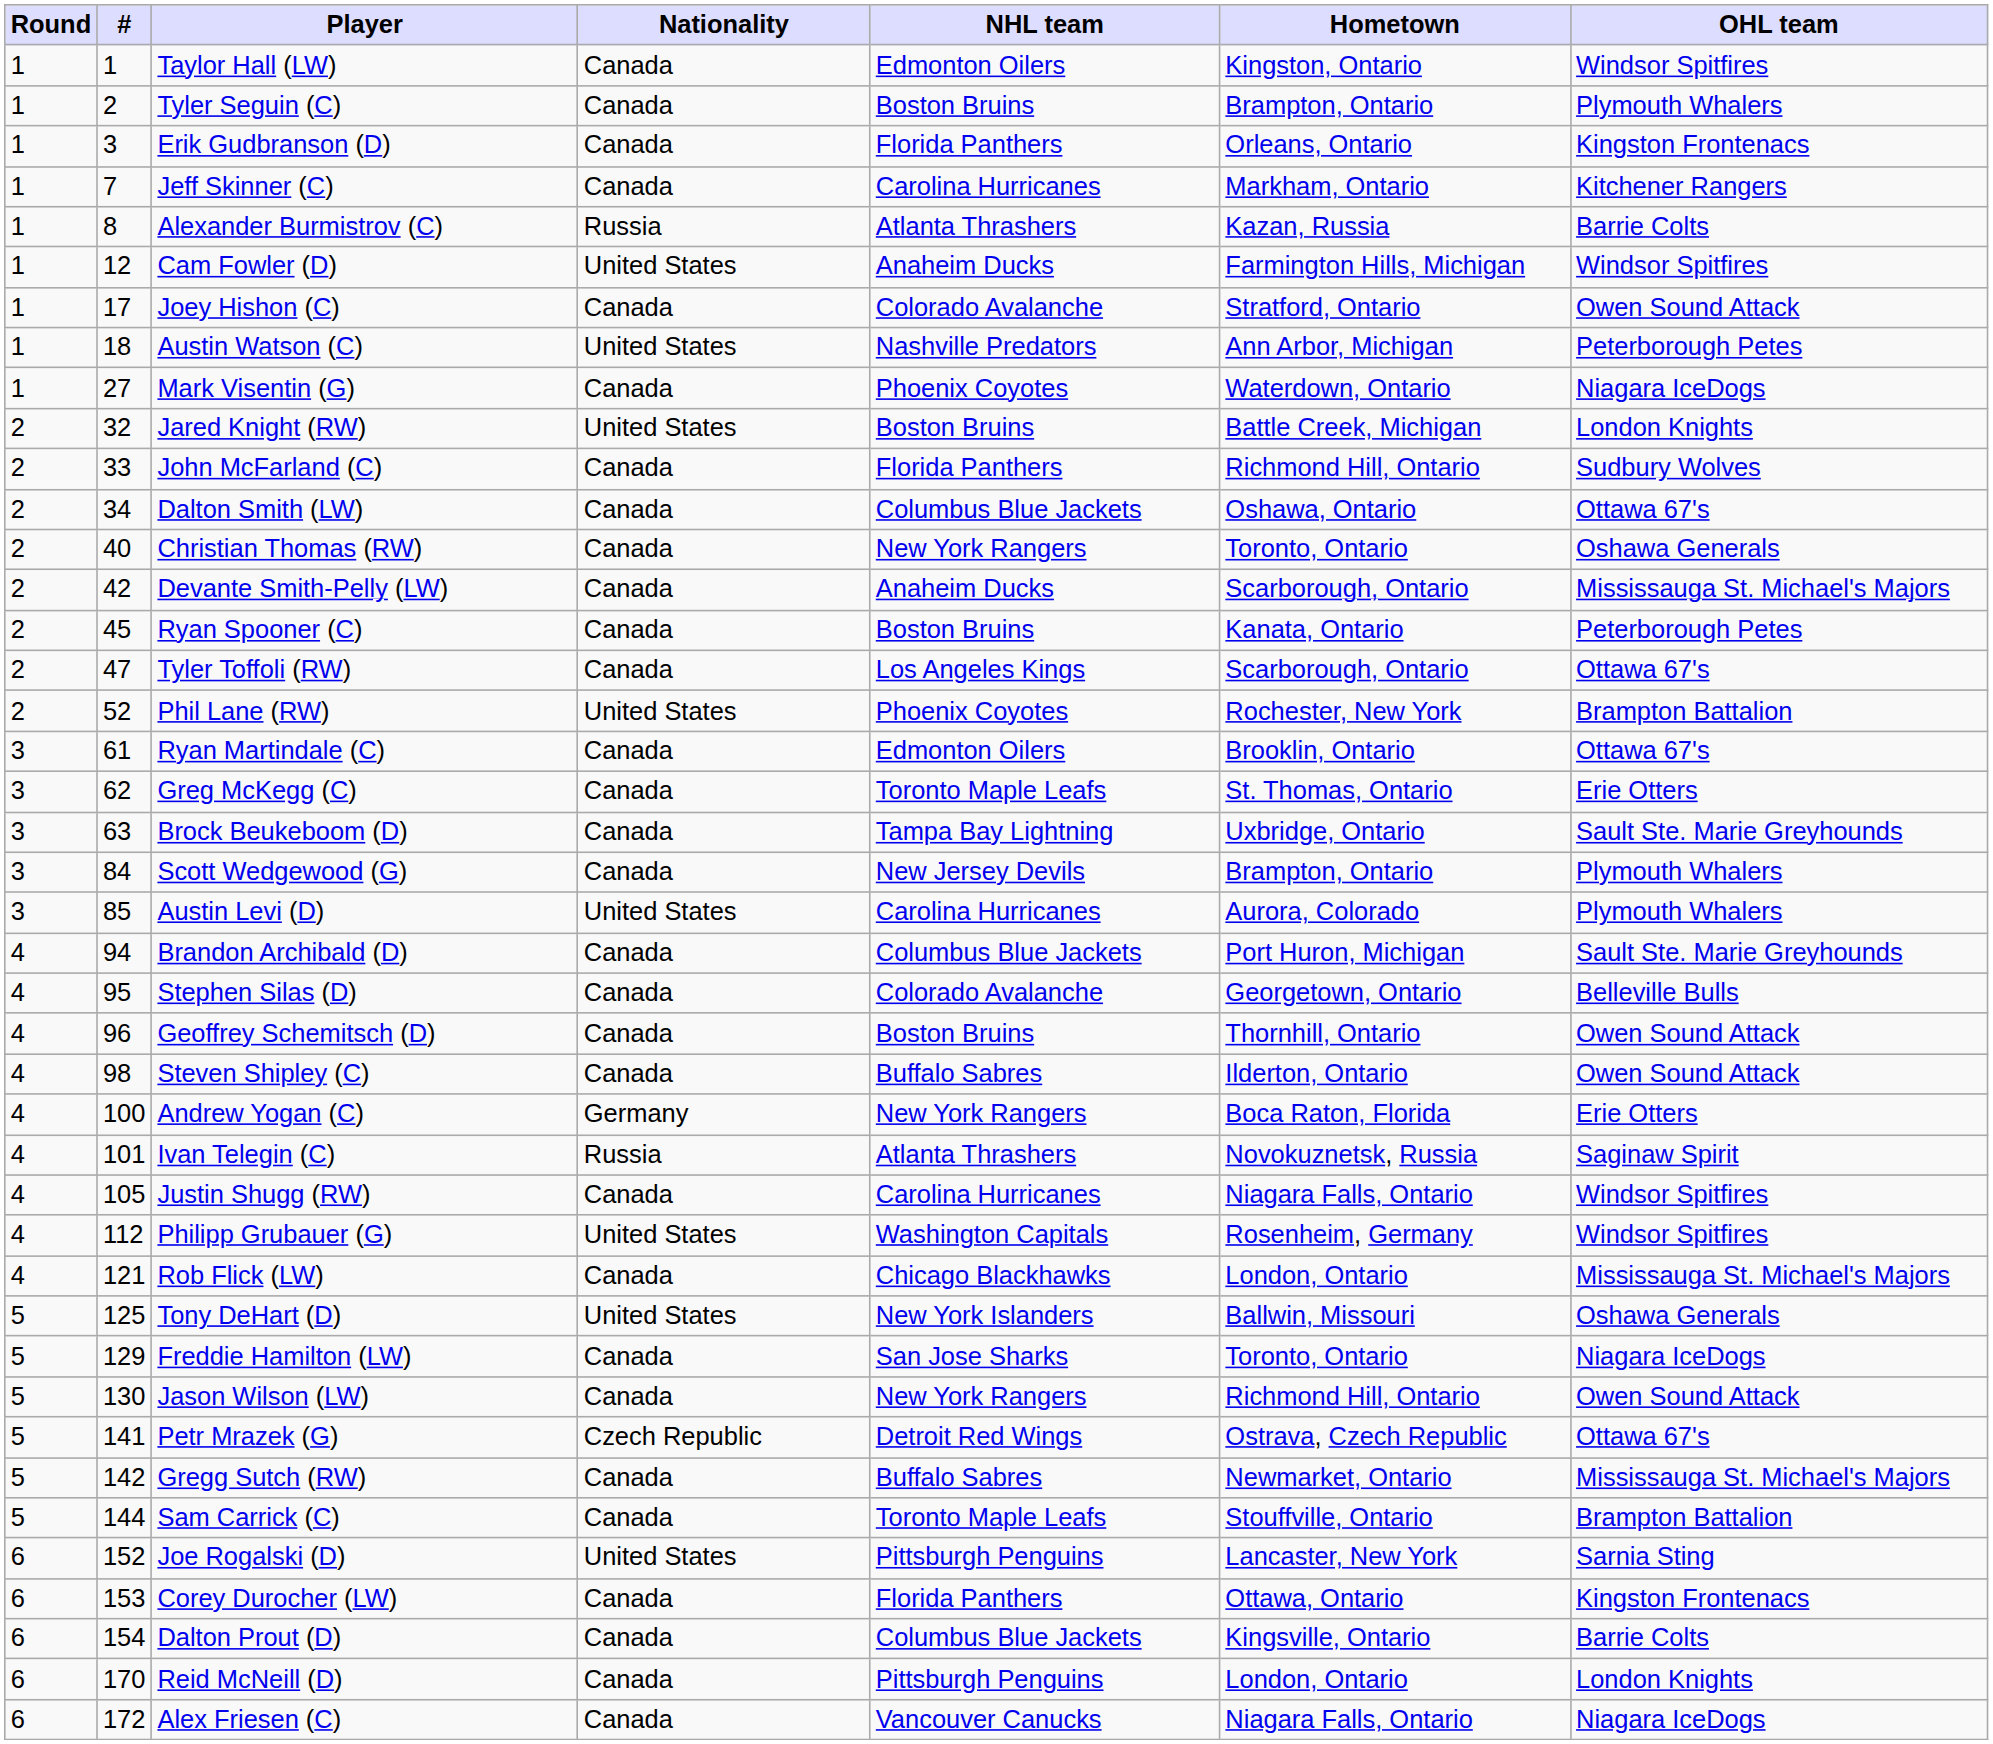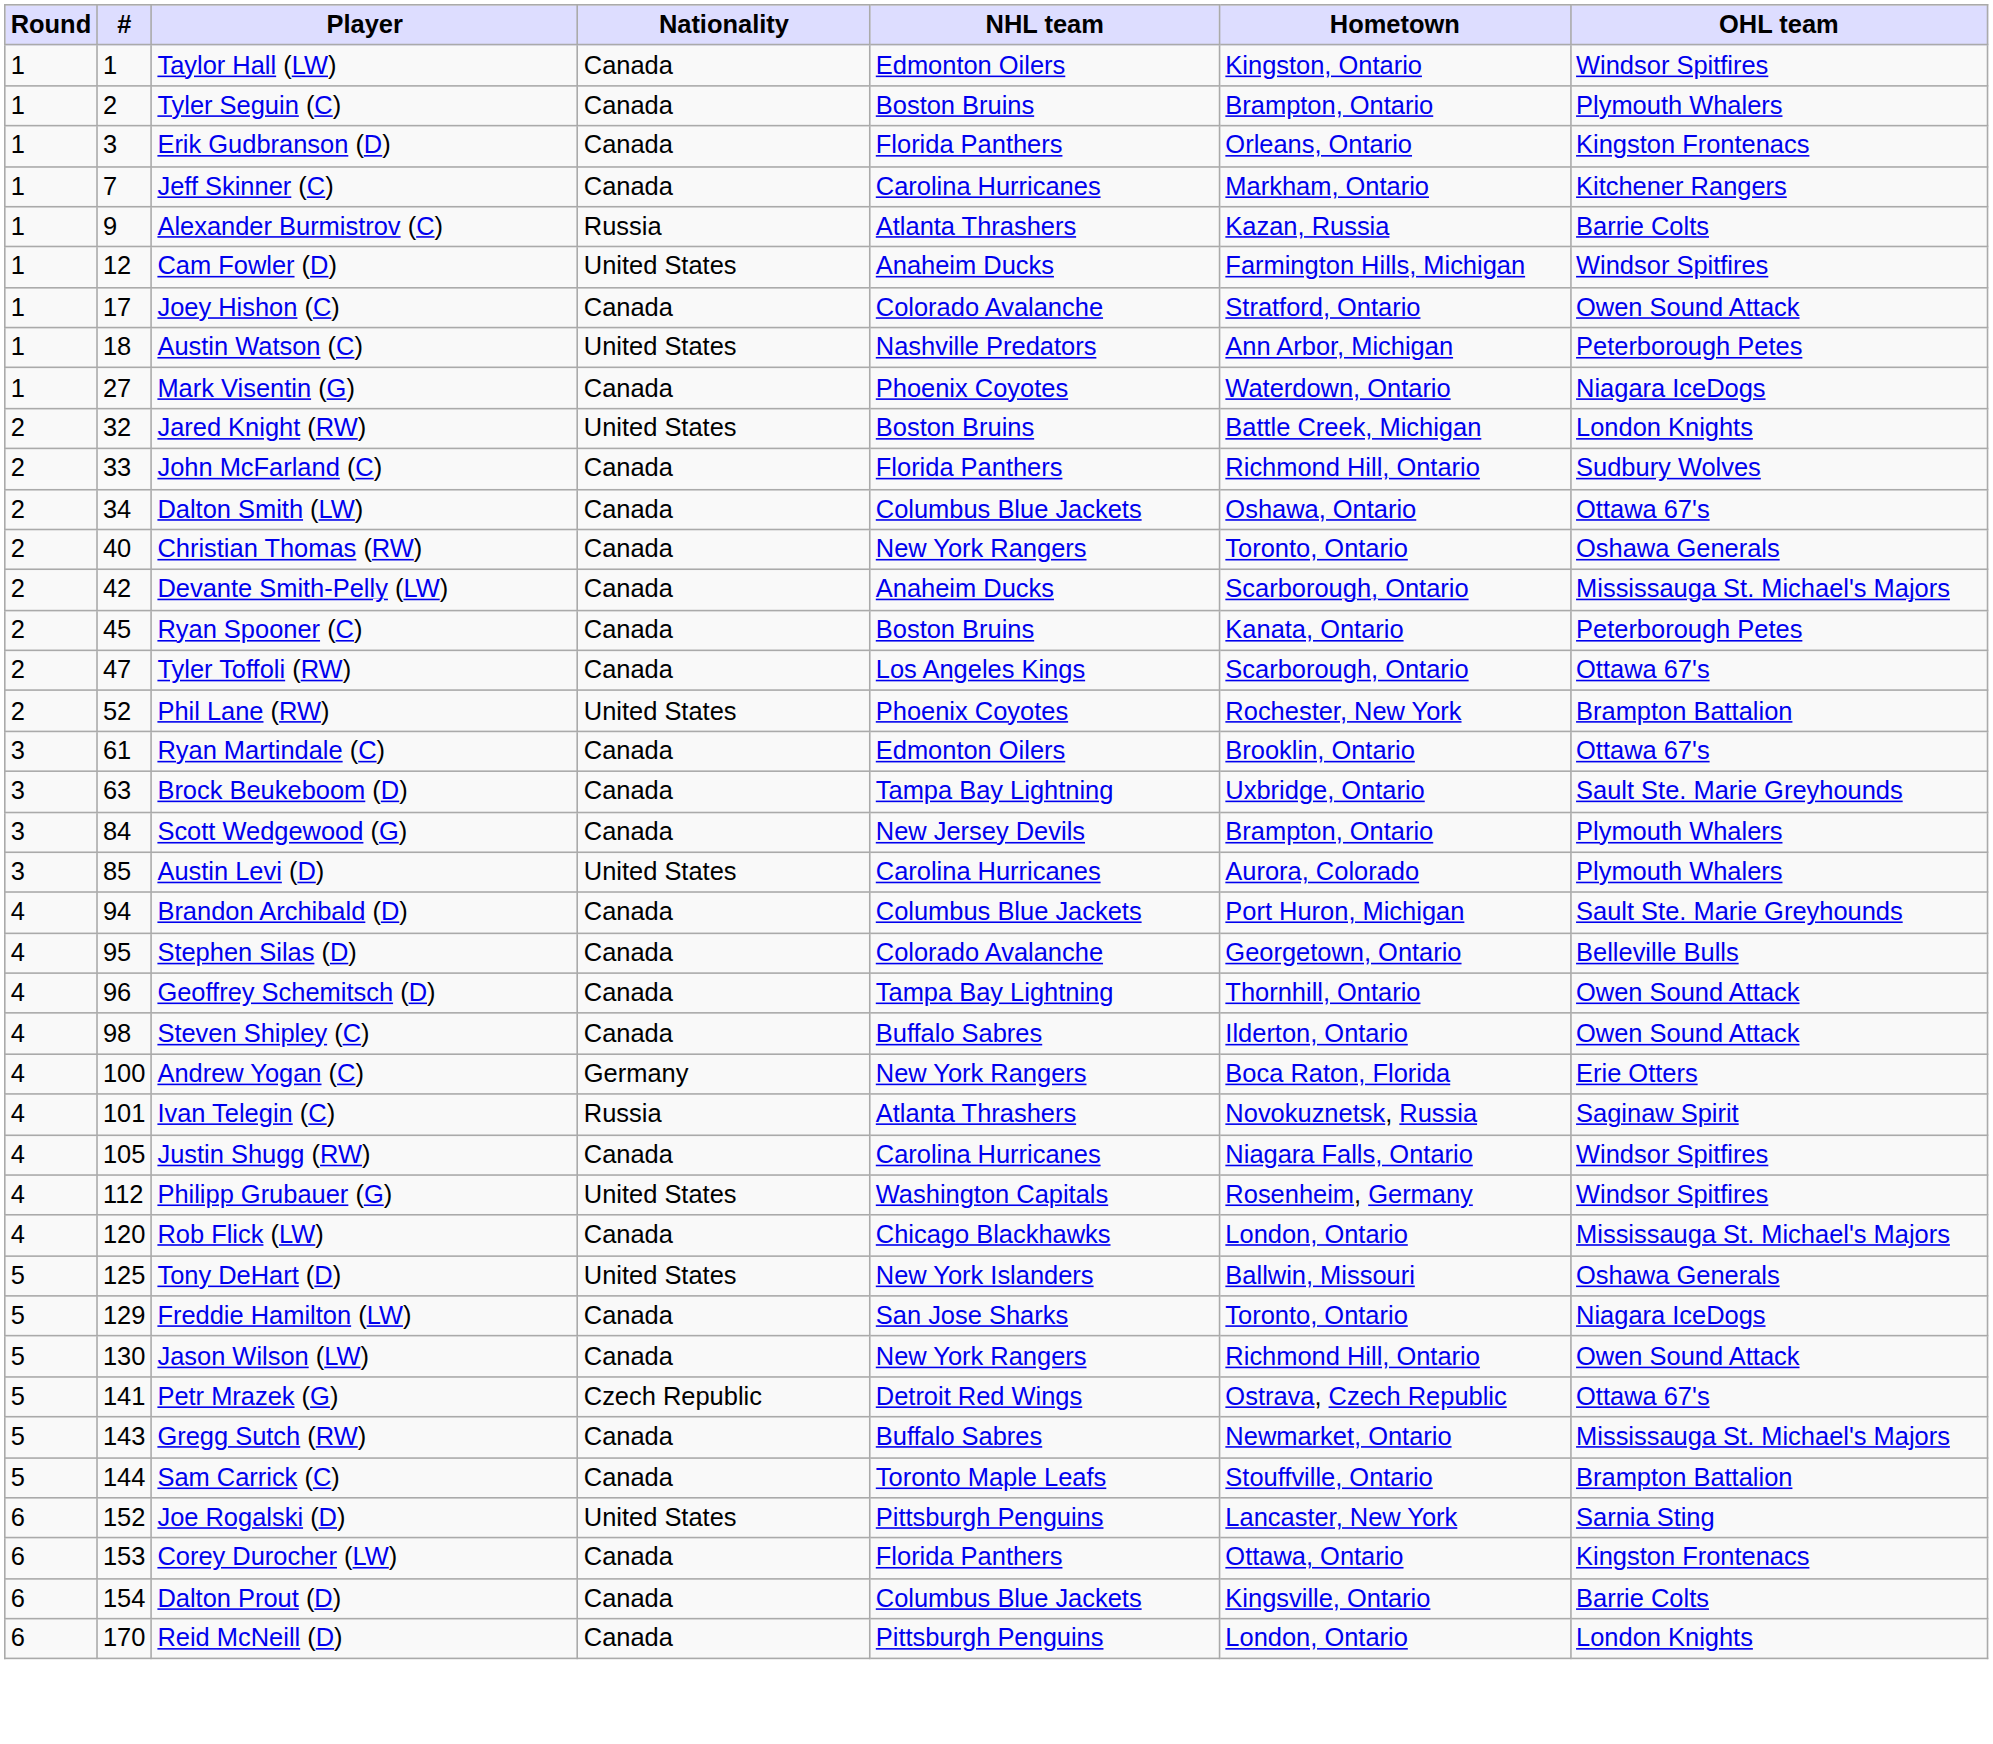(110, 226) 8 -> (110, 226) 9
- row: (257, 791)
(955, 1033) Boston Bruins -> (995, 992) Tampa Bay Lightning
(124, 1275) 121 -> (124, 1235) 120
(124, 1477) 142 -> (124, 1436) 143
- row: (249, 1719)
